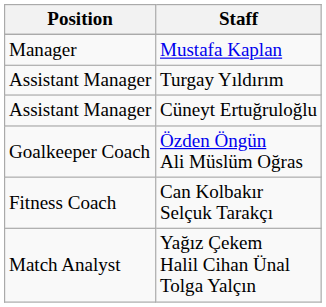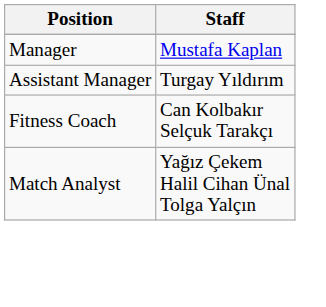- row: (239, 110)
- row: (231, 151)
